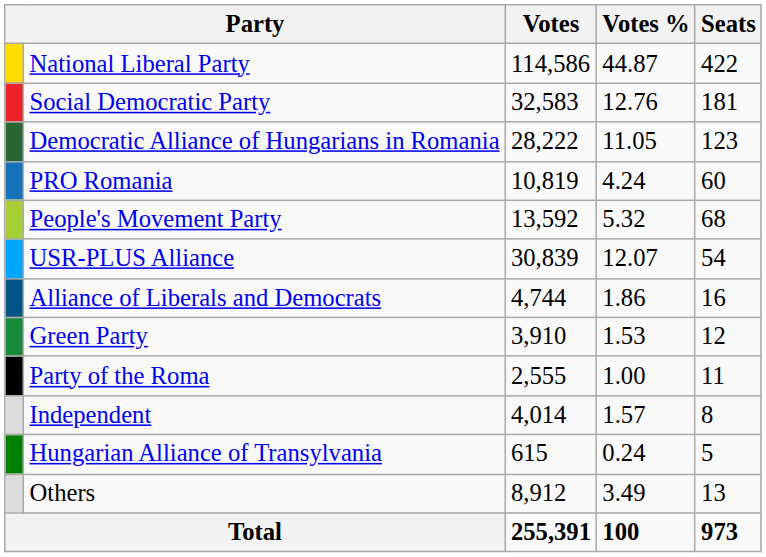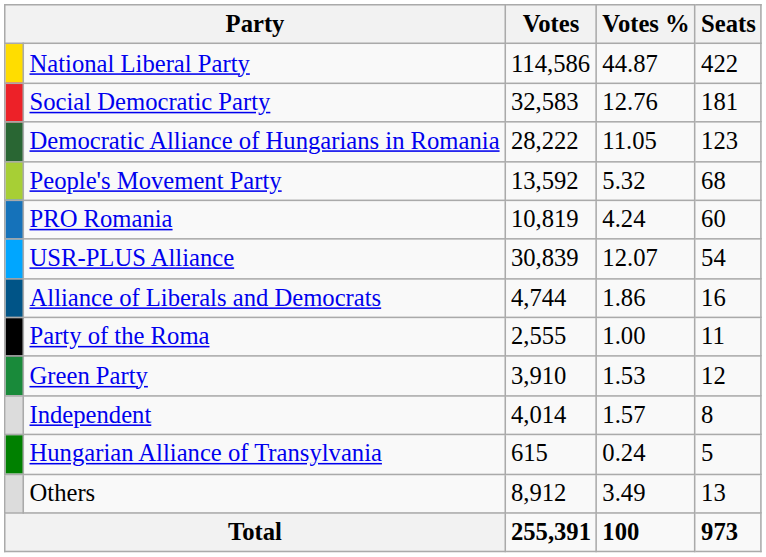rows swapped: (156, 219) <-> (101, 180)
rows swapped: (89, 336) <-> (119, 375)
